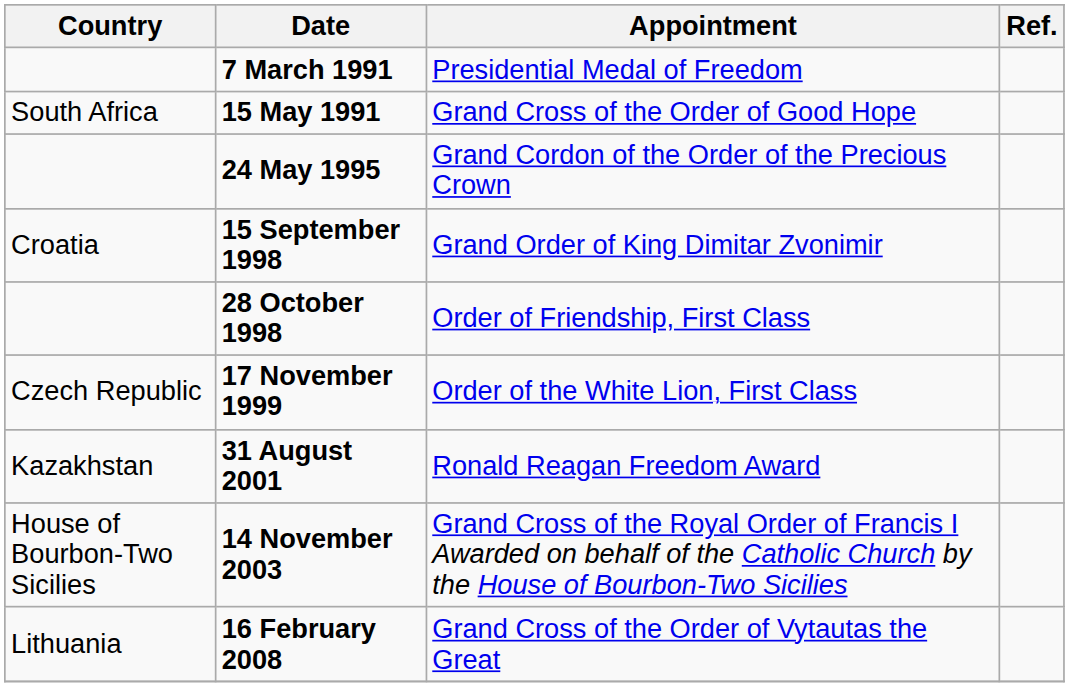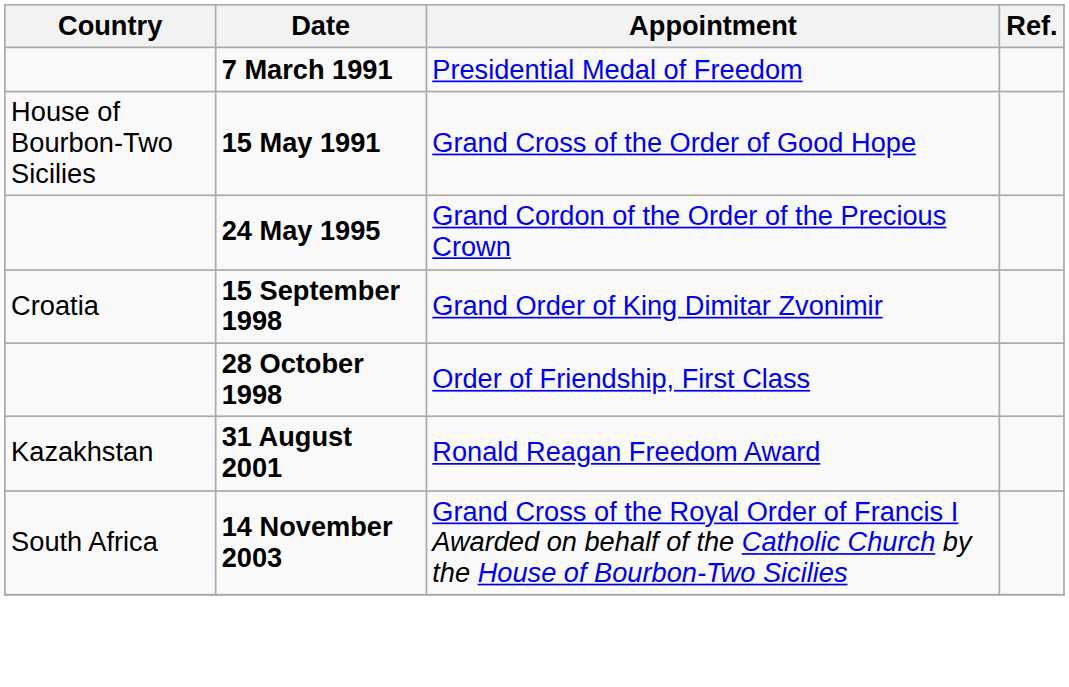(84, 112) South Africa -> (92, 142) House of Bourbon-Two Sicilies
- row: (307, 391)
(92, 554) House of Bourbon-Two Sicilies -> (84, 542) South Africa
- row: (299, 643)
